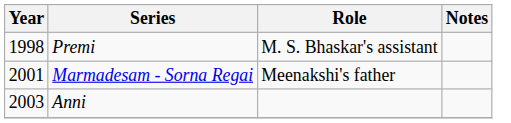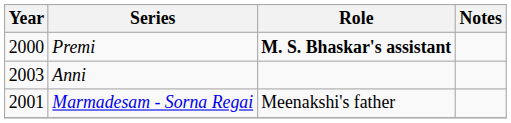(26, 46) 1998 -> (26, 46) 2000
(349, 46) normal -> (356, 46) bold
rows swapped: (153, 74) <-> (69, 103)
